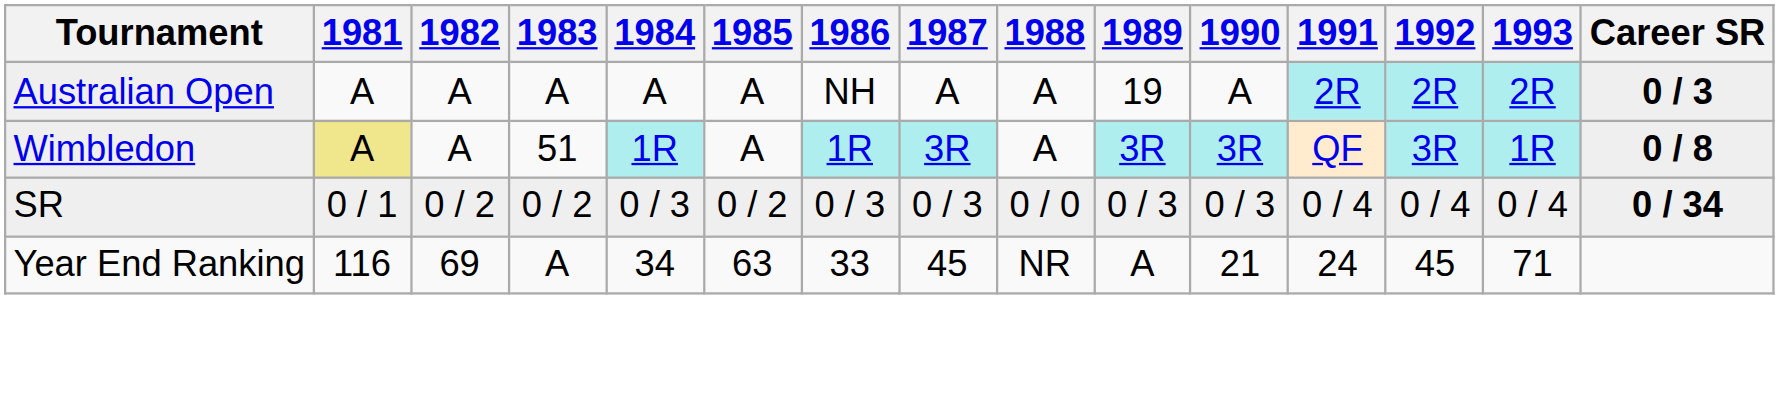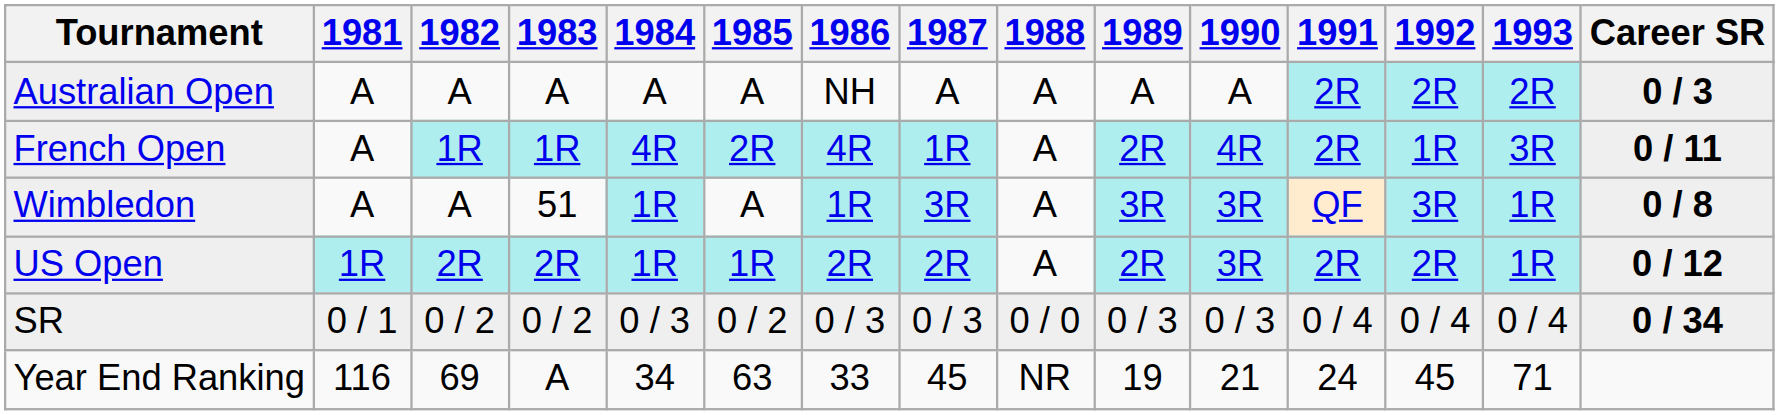(1142, 90) 19 -> (1142, 90) A
+ row: (120, 148)
(362, 148) khaki background -> (362, 206) no background
+ row: (88, 263)
(1142, 263) A -> (1142, 378) 19
